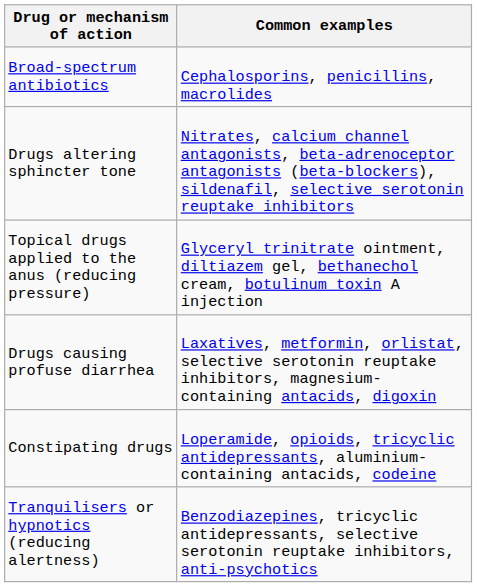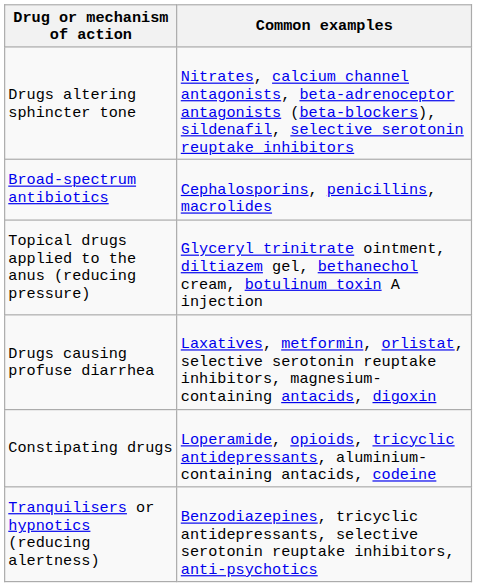rows swapped: (72, 163) <-> (72, 77)
